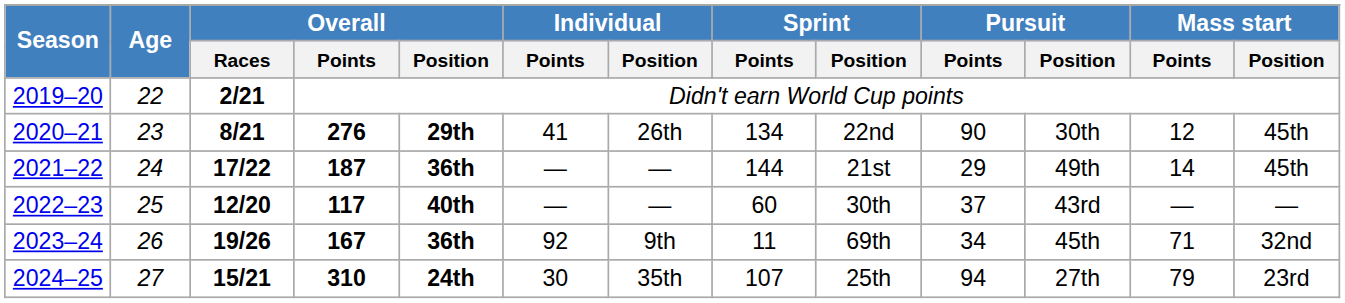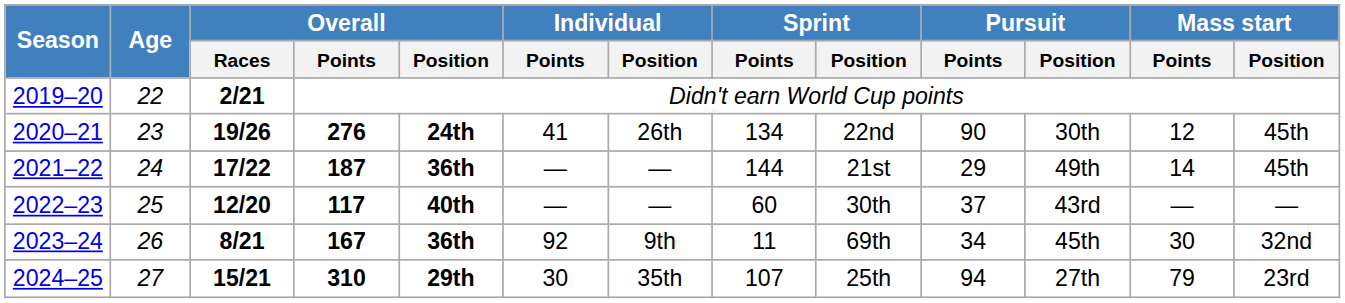(242, 132) 8/21 -> (242, 132) 19/26
(451, 132) 29th -> (451, 132) 24th
(242, 241) 19/26 -> (242, 241) 8/21
(1182, 241) 71 -> (1182, 241) 30
(451, 278) 24th -> (451, 278) 29th
